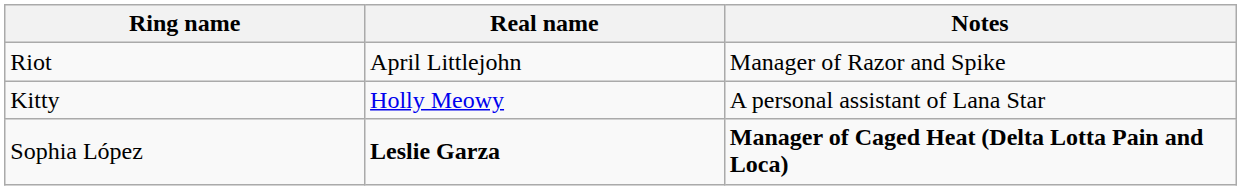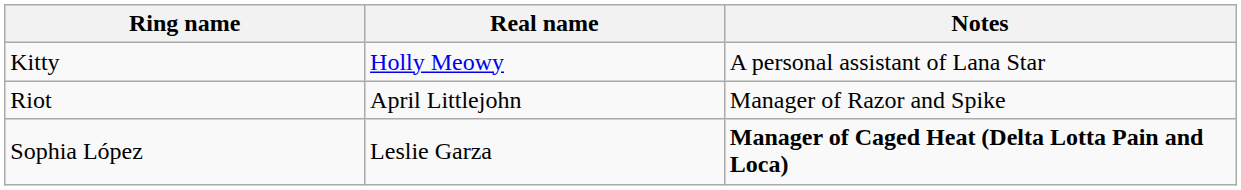rows swapped: (35, 99) <-> (31, 61)
(435, 151) bold -> (431, 151) normal
